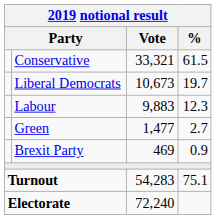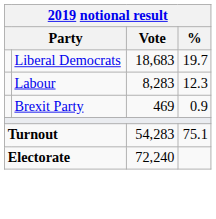- row: (52, 60)
(155, 83) 10,673 -> (155, 60) 18,683
(158, 106) 9,883 -> (158, 83) 8,283
- row: (32, 128)
